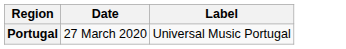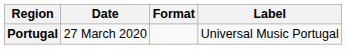+ column: (174, 14)
